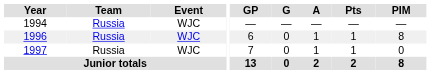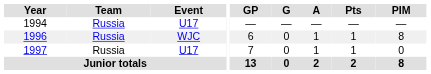(189, 23) WJC -> (189, 23) U17
(189, 50) WJC -> (189, 50) U17
